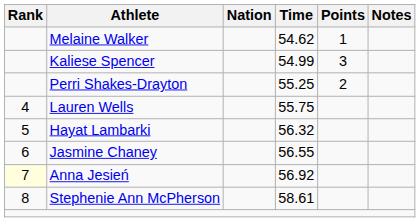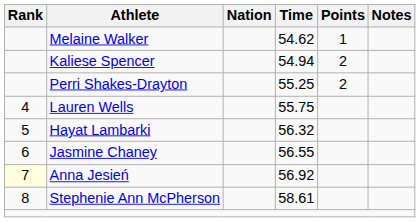(296, 61) 54.99 -> (296, 61) 54.94
(343, 61) 3 -> (343, 61) 2
